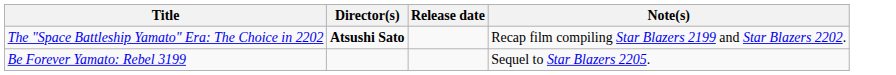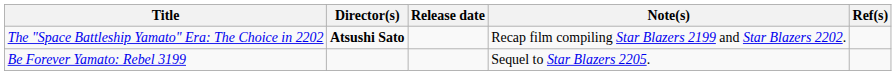+ column: (870, 15)
